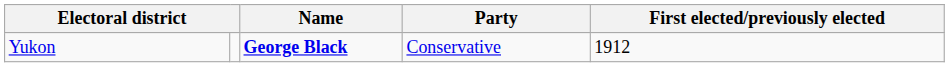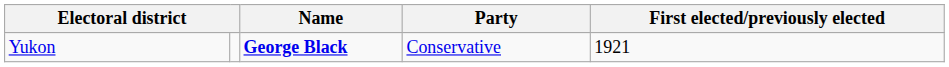(612, 47) 1912 -> (612, 47) 1921
